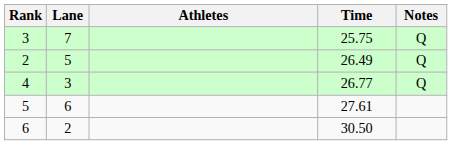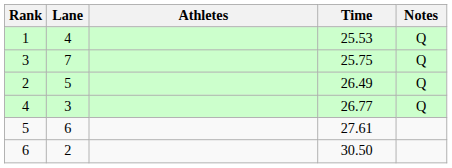+ row: (26, 38)
